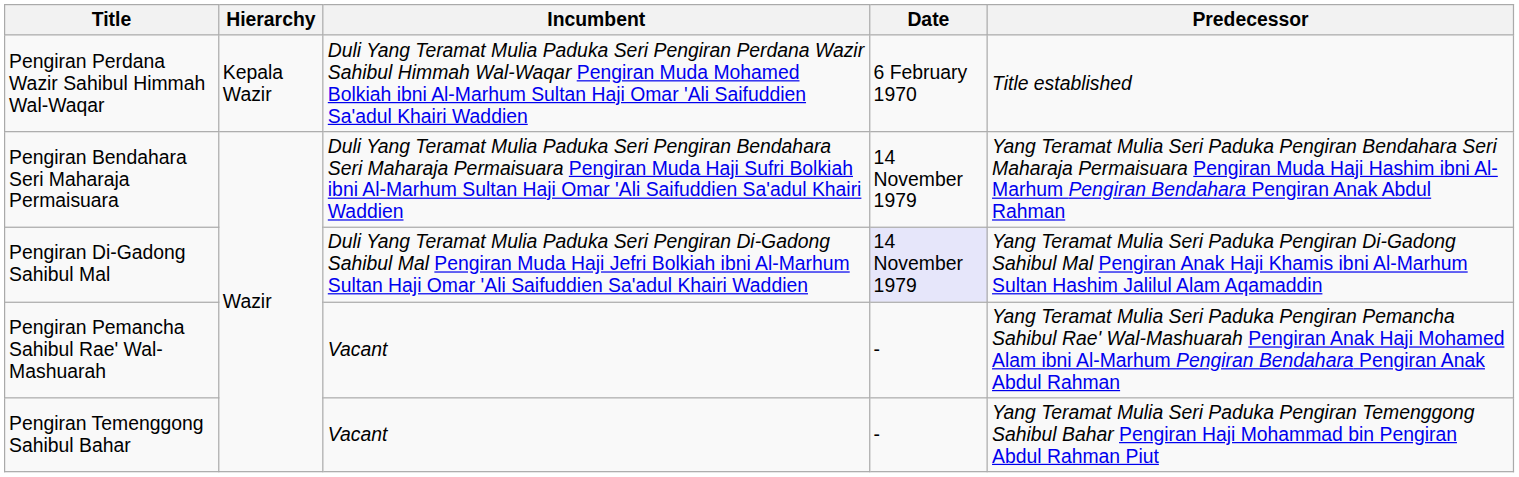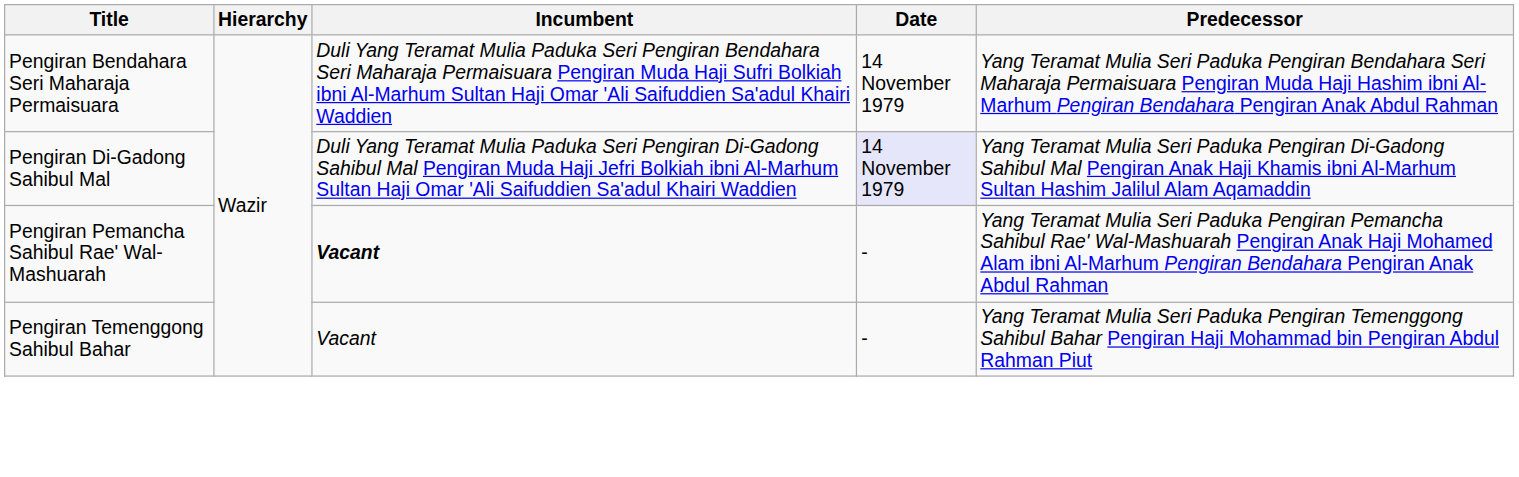- row: (107, 83)
(358, 349) normal -> (348, 253) bold
